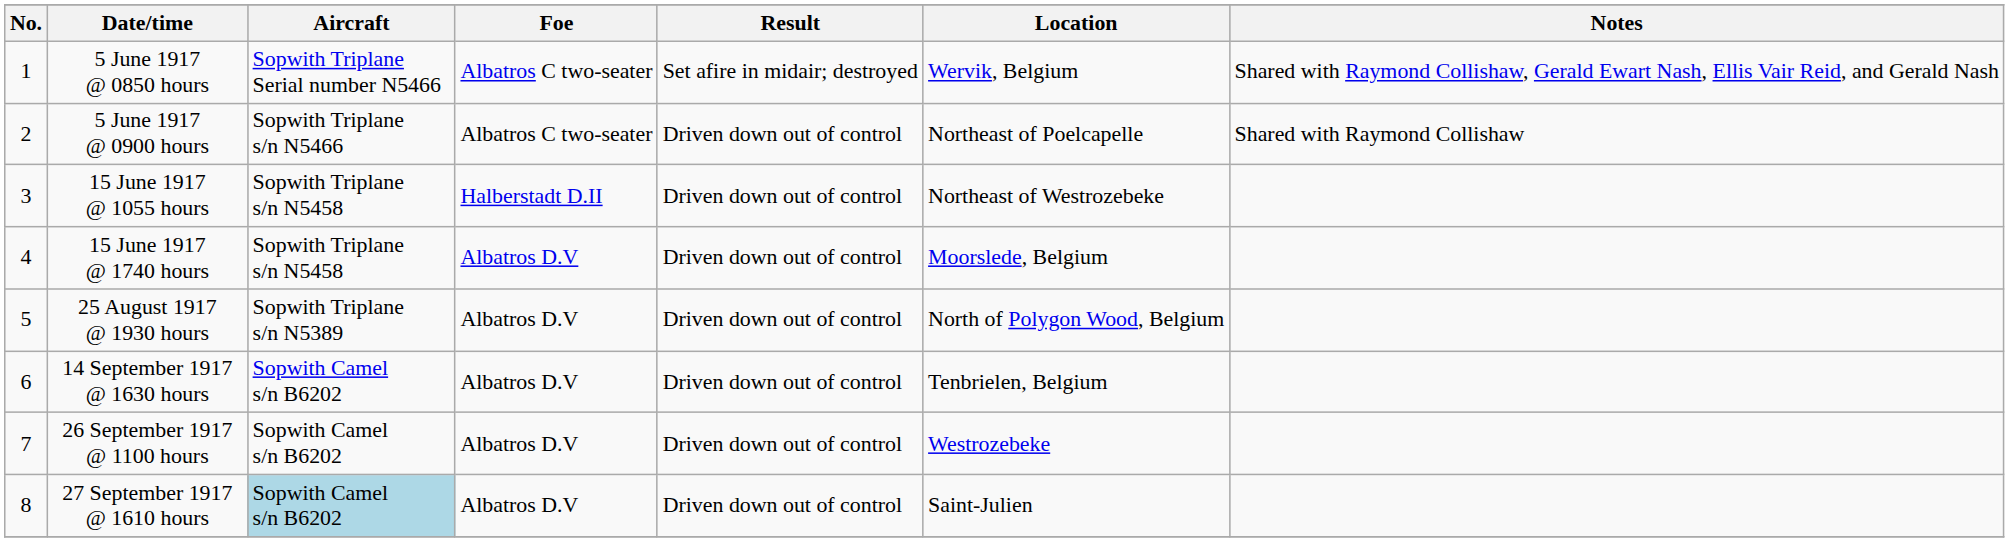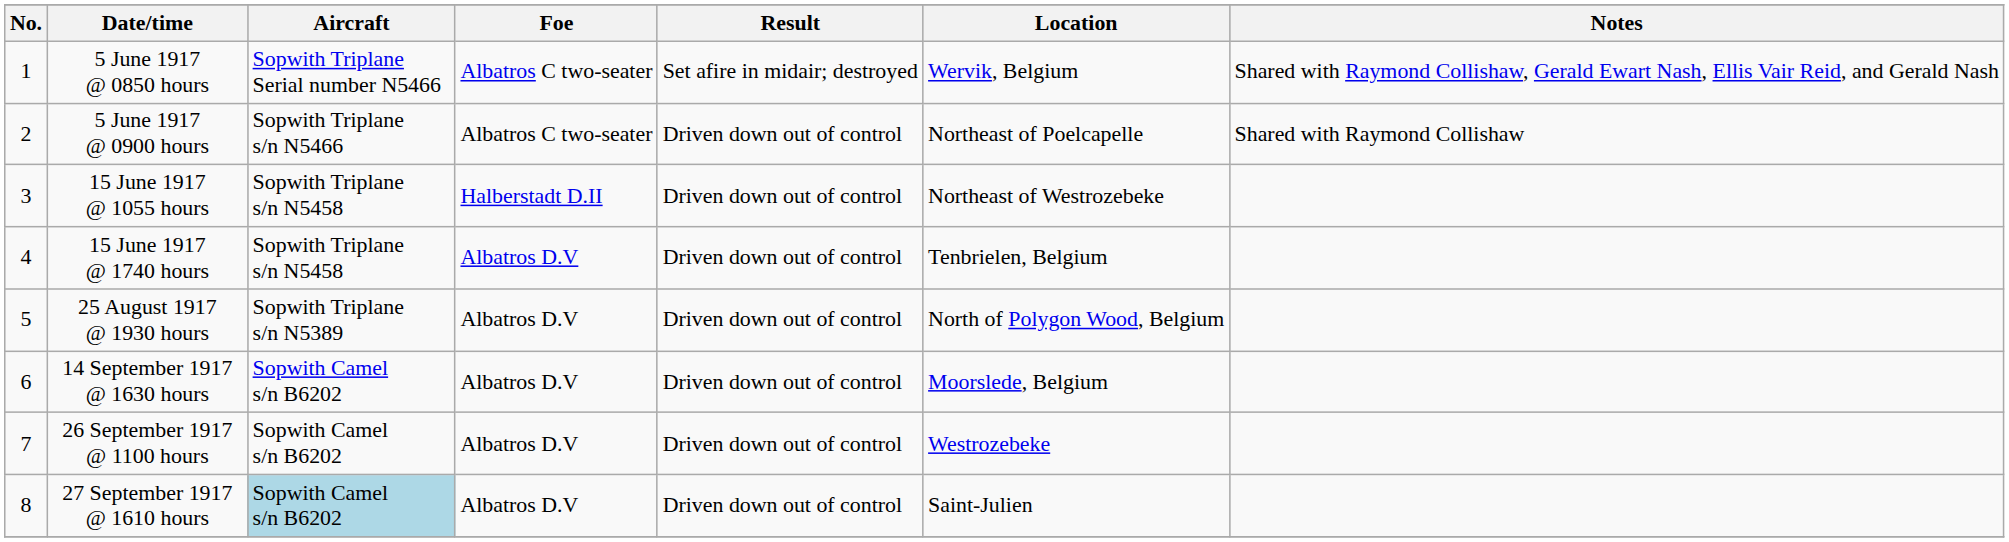(1018, 257) Moorslede, Belgium -> (1018, 257) Tenbrielen, Belgium
(1018, 381) Tenbrielen, Belgium -> (1018, 381) Moorslede, Belgium
